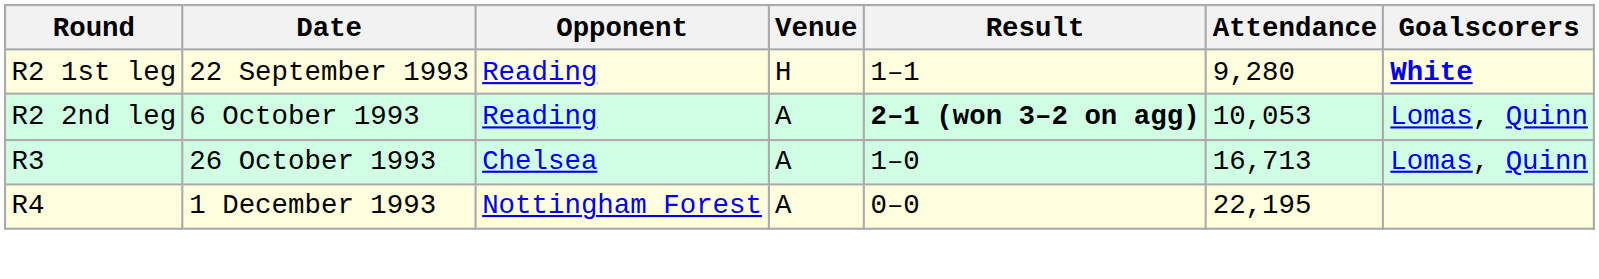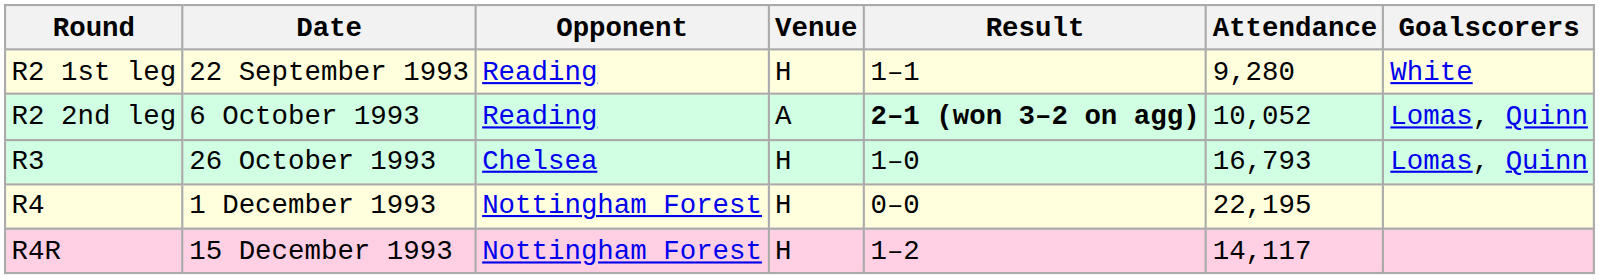(1432, 72) bold -> (1432, 72) normal
(1262, 117) 10,053 -> (1262, 117) 10,052
(783, 162) A -> (783, 162) H
(1262, 162) 16,713 -> (1262, 162) 16,793
(783, 206) A -> (783, 206) H
+ row: (36, 251)
